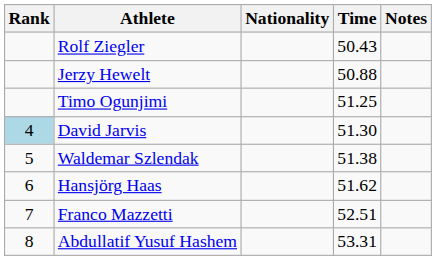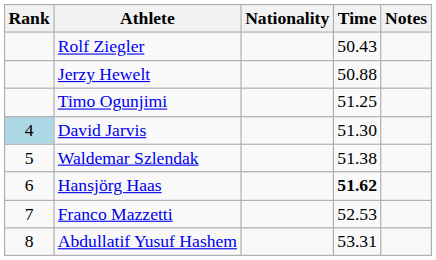(357, 185) normal -> (357, 185) bold
(357, 213) 52.51 -> (357, 213) 52.53
